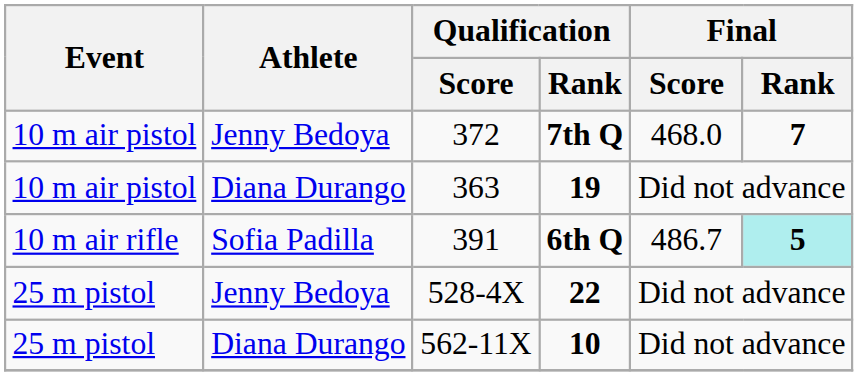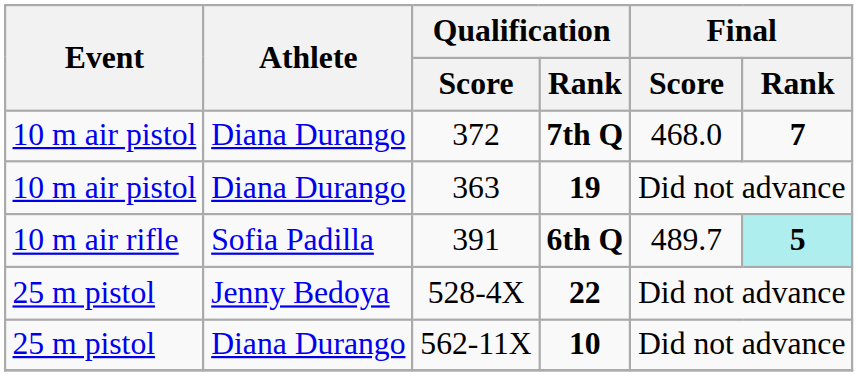(300, 135) Jenny Bedoya -> (308, 135) Diana Durango
(686, 240) 486.7 -> (686, 240) 489.7
